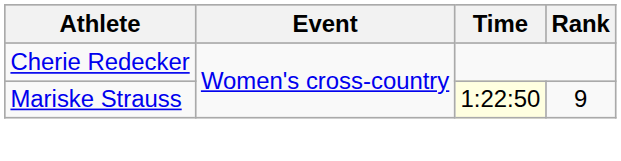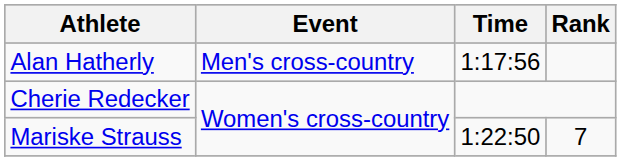+ row: (82, 62)
(500, 100) lightyellow background -> (500, 137) no background
(581, 100) 9 -> (581, 137) 7
